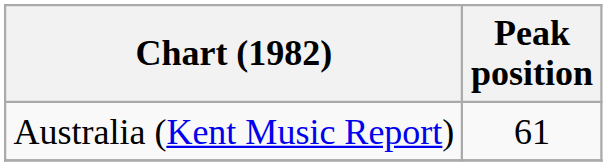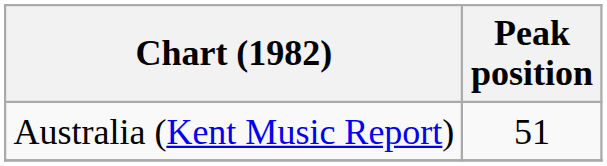(532, 130) 61 -> (532, 130) 51
